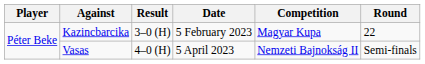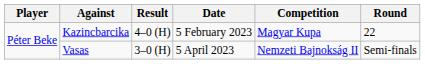(152, 31) 3–0 (H) -> (152, 31) 4–0 (H)
(152, 50) 4–0 (H) -> (152, 50) 3–0 (H)
